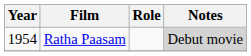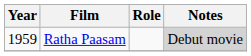(22, 39) 1954 -> (22, 39) 1959
